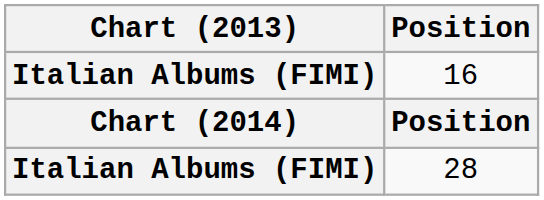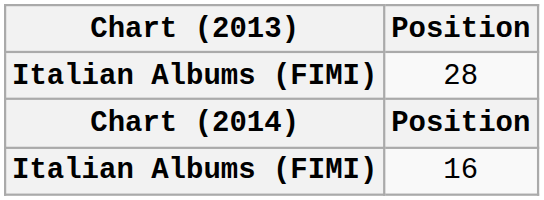rows swapped: (461, 76) <-> (461, 170)
